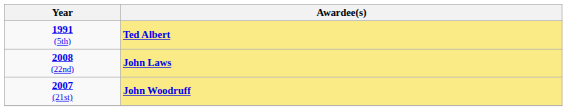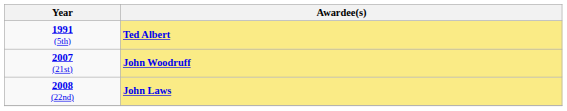rows swapped: (62, 91) <-> (62, 63)
